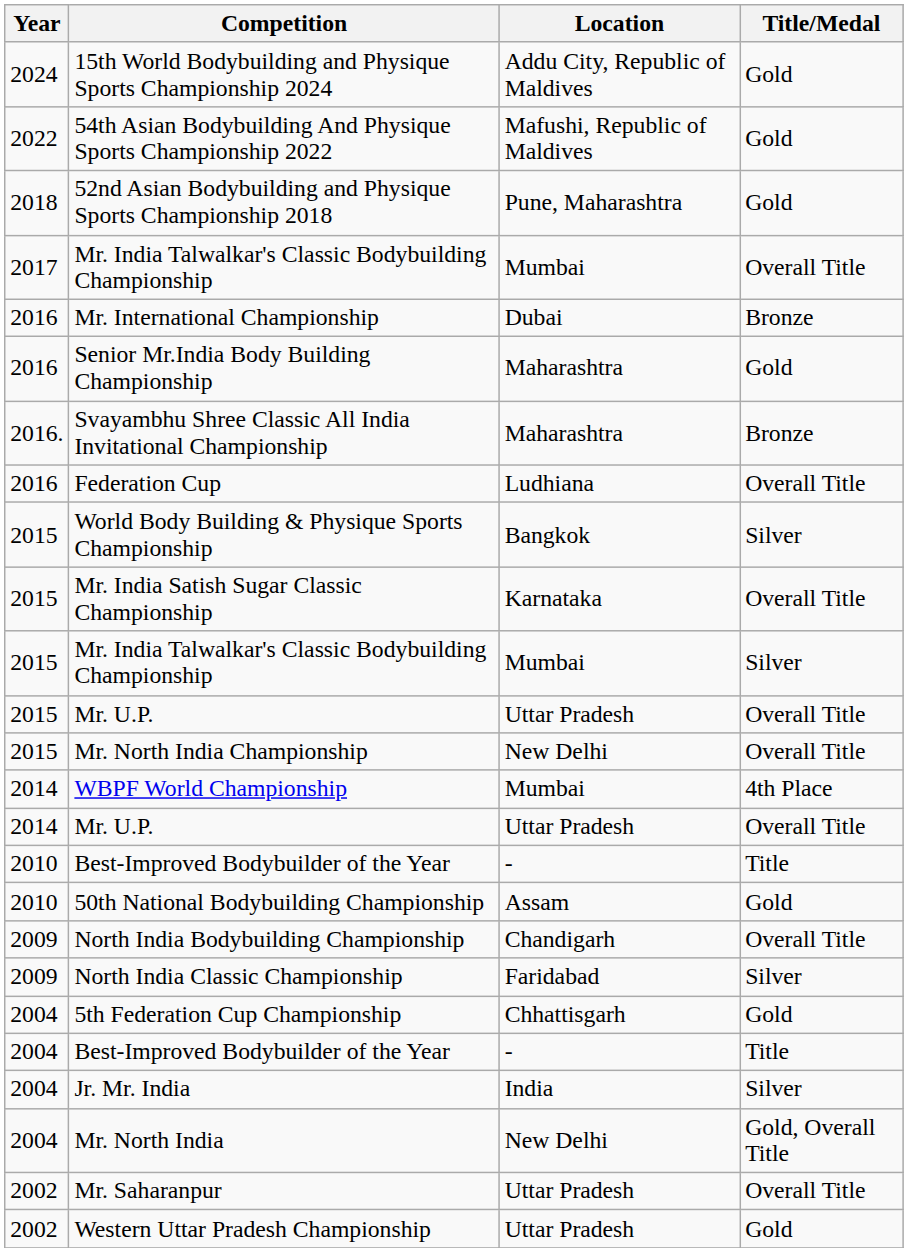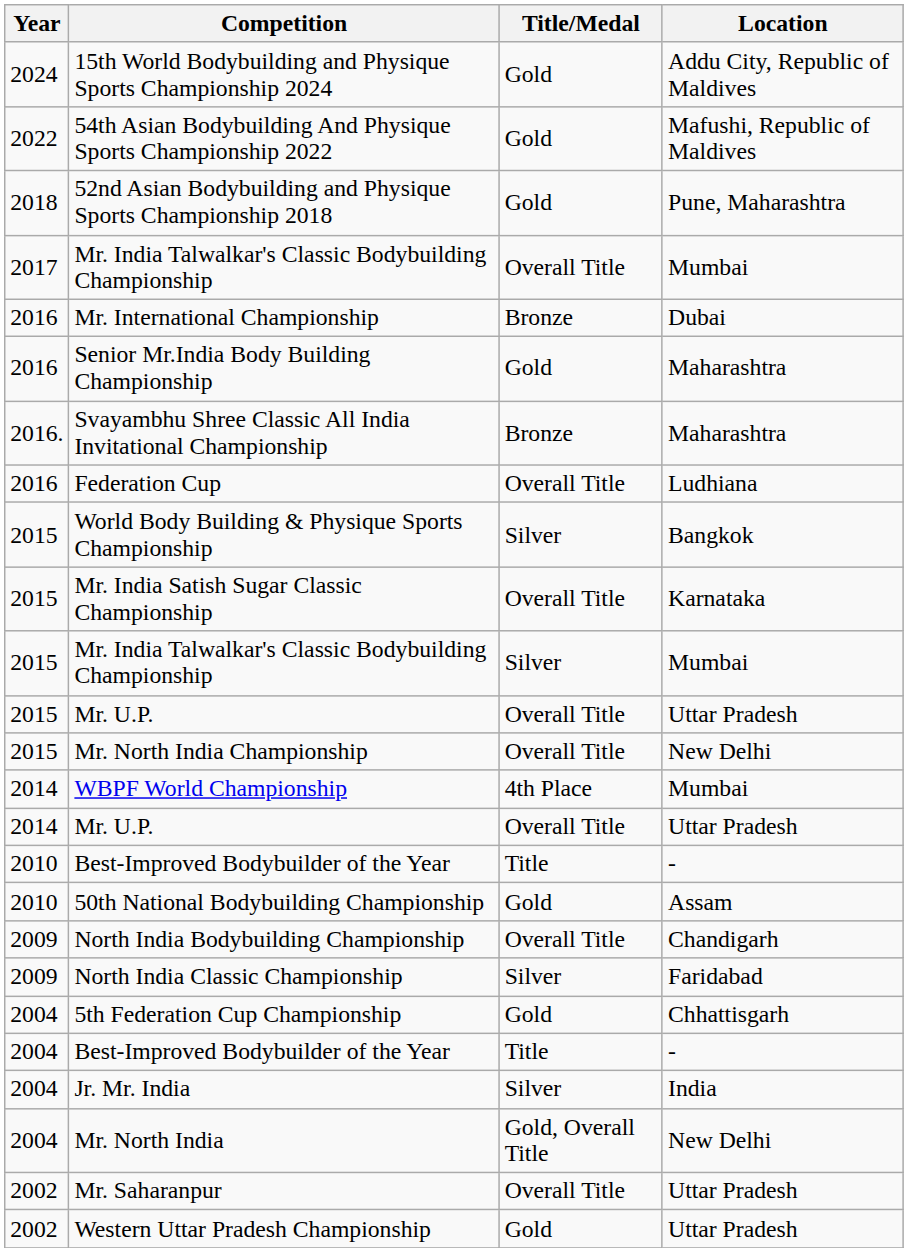columns swapped: (619, 23) <-> (821, 23)
